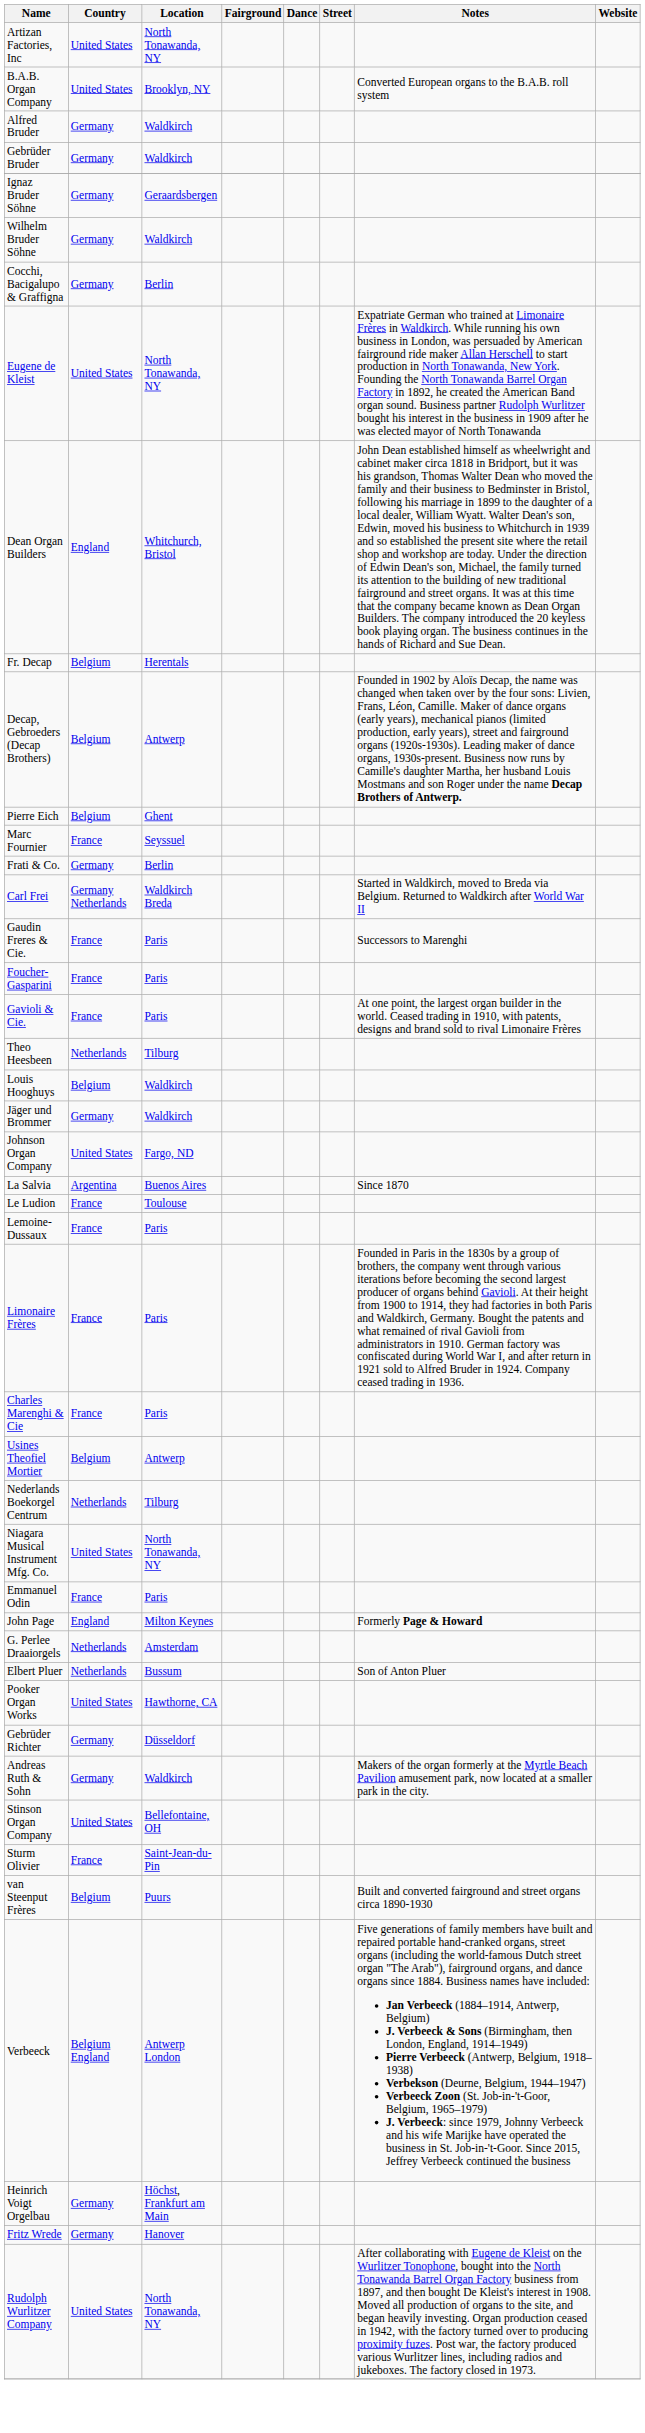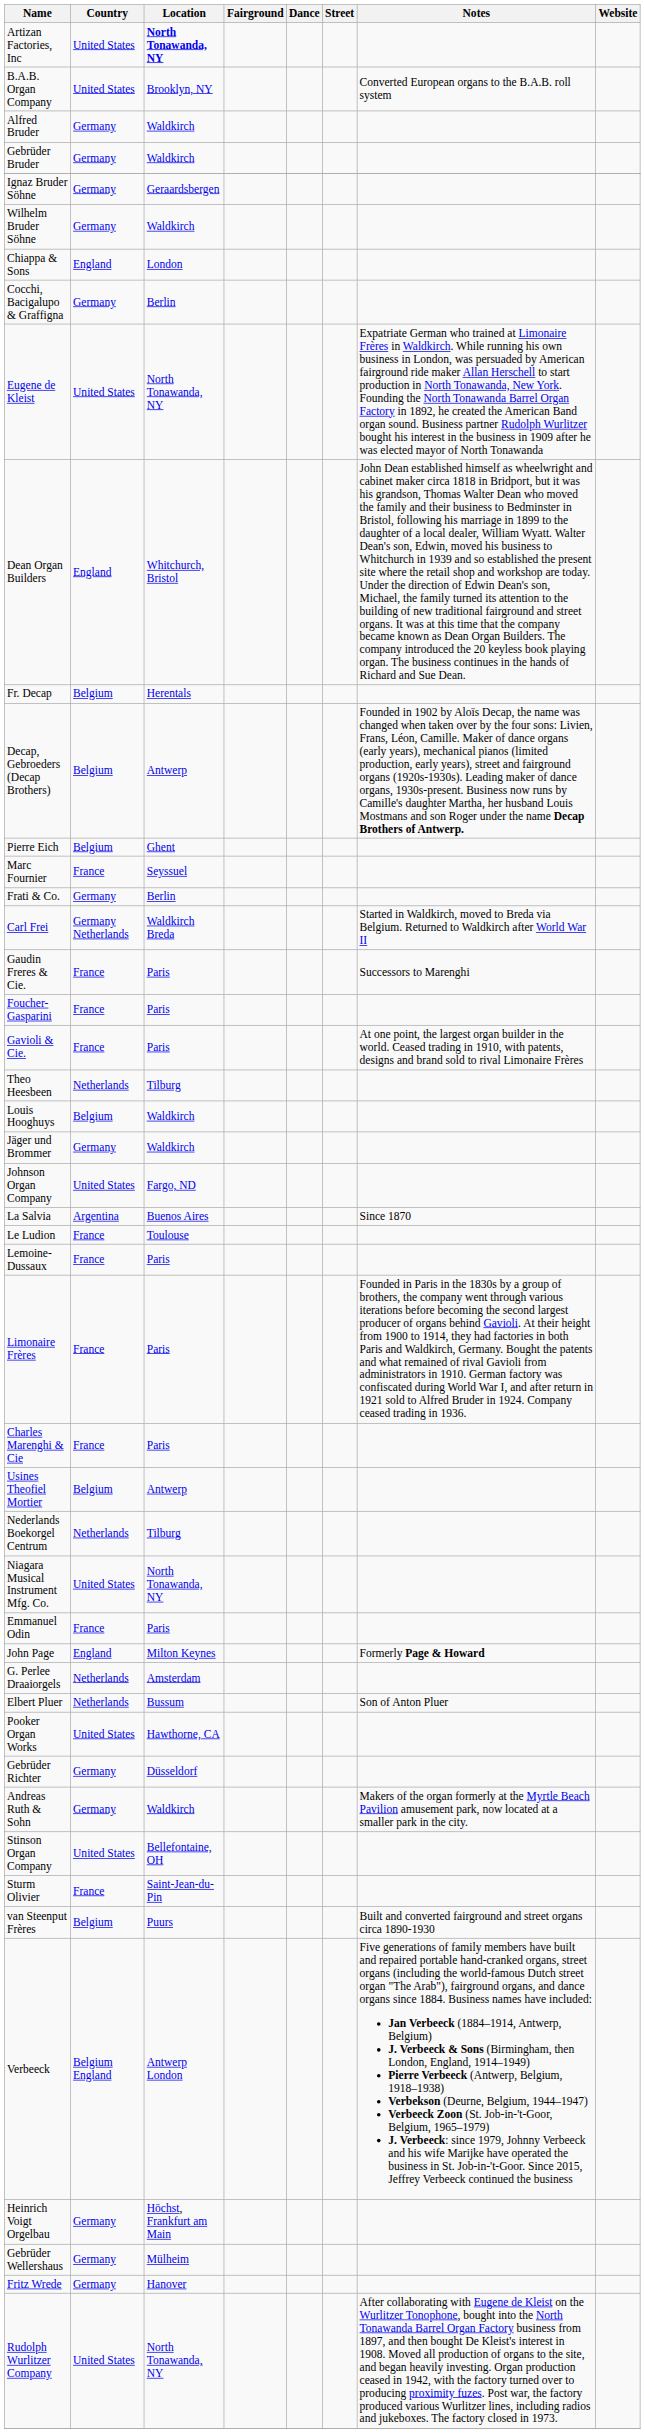(172, 44) normal -> (177, 44) bold
+ row: (32, 264)
+ row: (35, 2259)
